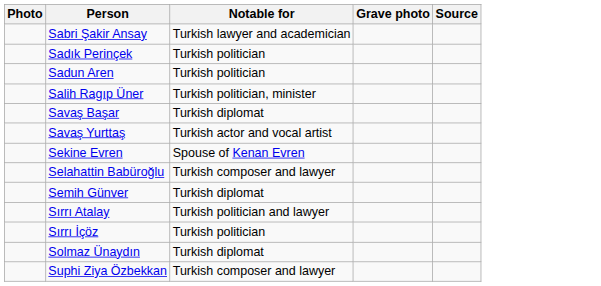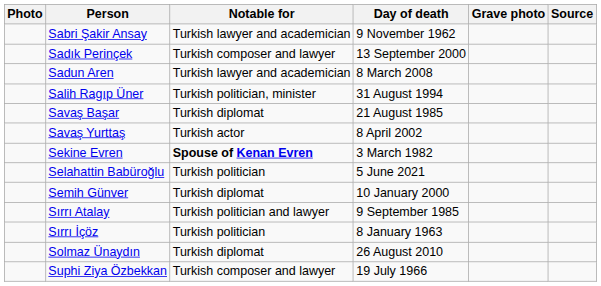+ column: (411, 14)
(219, 53) Turkish politician -> (254, 53) Turkish composer and lawyer
(219, 73) Turkish politician -> (262, 73) Turkish lawyer and academician
(252, 133) Turkish actor and vocal artist -> (209, 133) Turkish actor
(239, 152) normal -> (243, 152) bold
(254, 172) Turkish composer and lawyer -> (219, 172) Turkish politician
